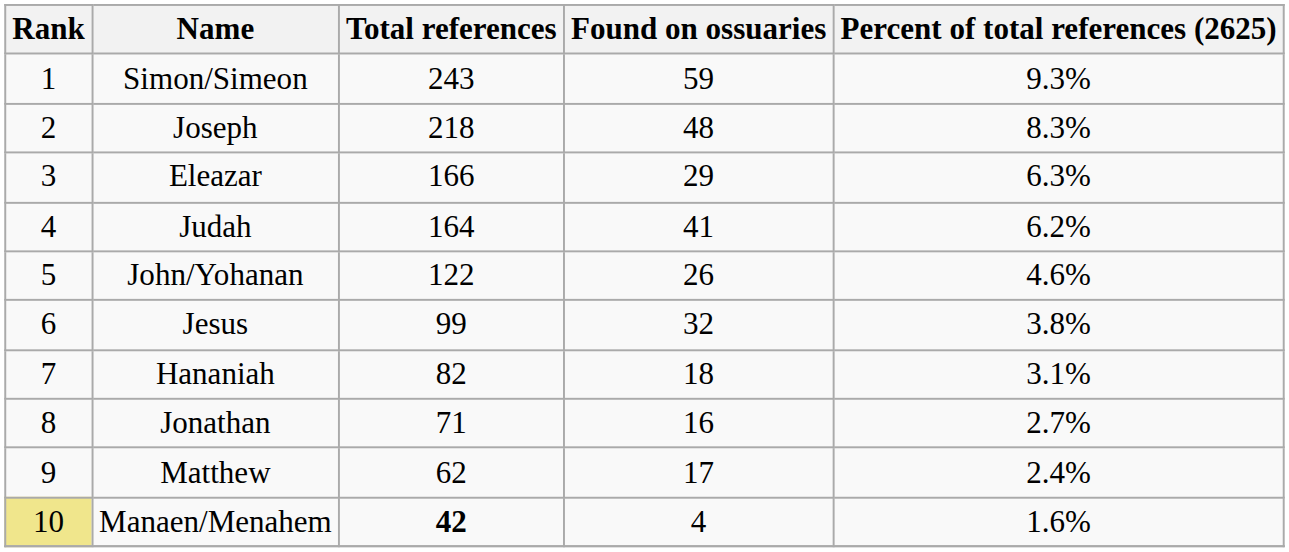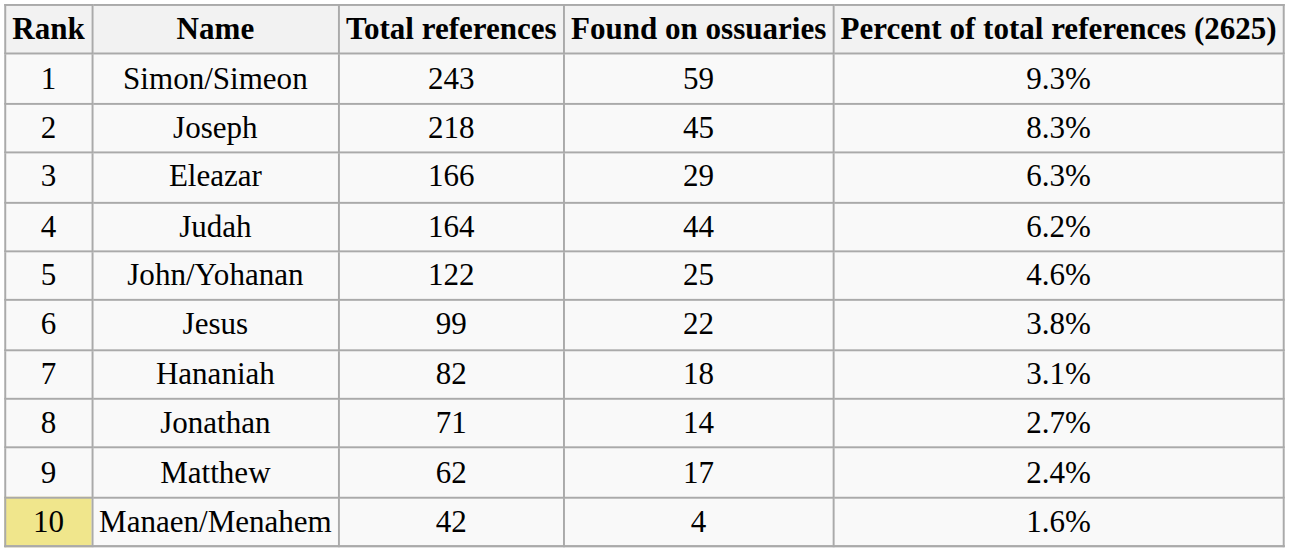(699, 127) 48 -> (699, 127) 45
(699, 226) 41 -> (699, 226) 44
(699, 275) 26 -> (699, 275) 25
(699, 324) 32 -> (699, 324) 22
(699, 422) 16 -> (699, 422) 14
(451, 521) bold -> (451, 521) normal
